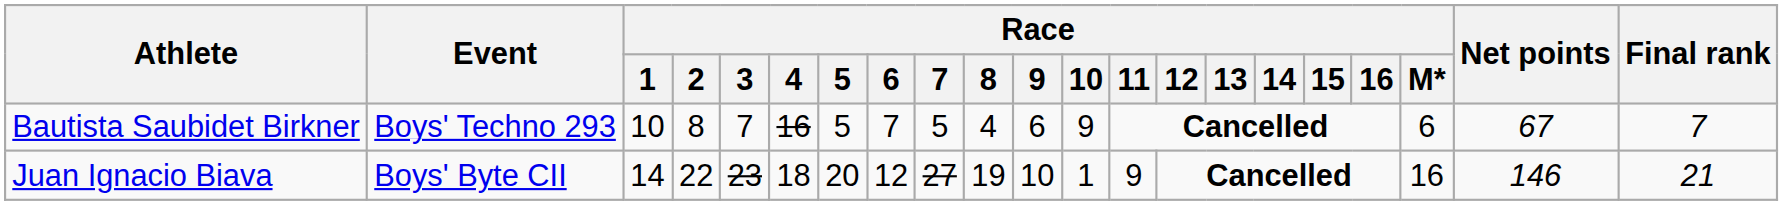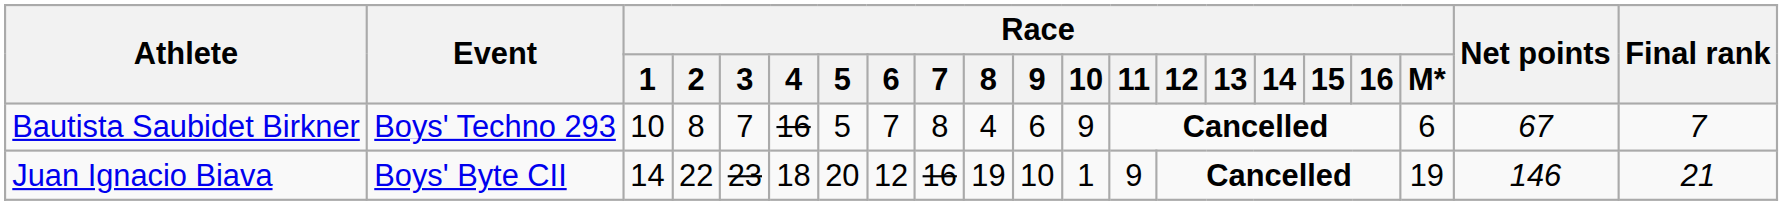(940, 127) 5 -> (940, 127) 8
(940, 176) 27 -> (940, 176) 16
(1427, 176) 16 -> (1427, 176) 19
